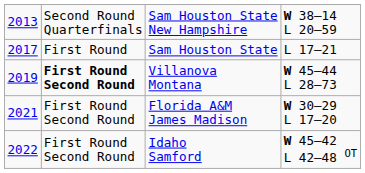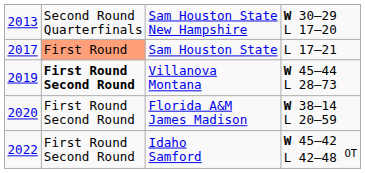(310, 22) W 38–14 L 20–59 -> (310, 22) W 30–29 L 17–20
(86, 50) no background -> (86, 50) lightsalmon background
(23, 113) 2021 -> (23, 113) 2020
(310, 113) W 30–29 L 17–20 -> (310, 113) W 38–14 L 20–59
